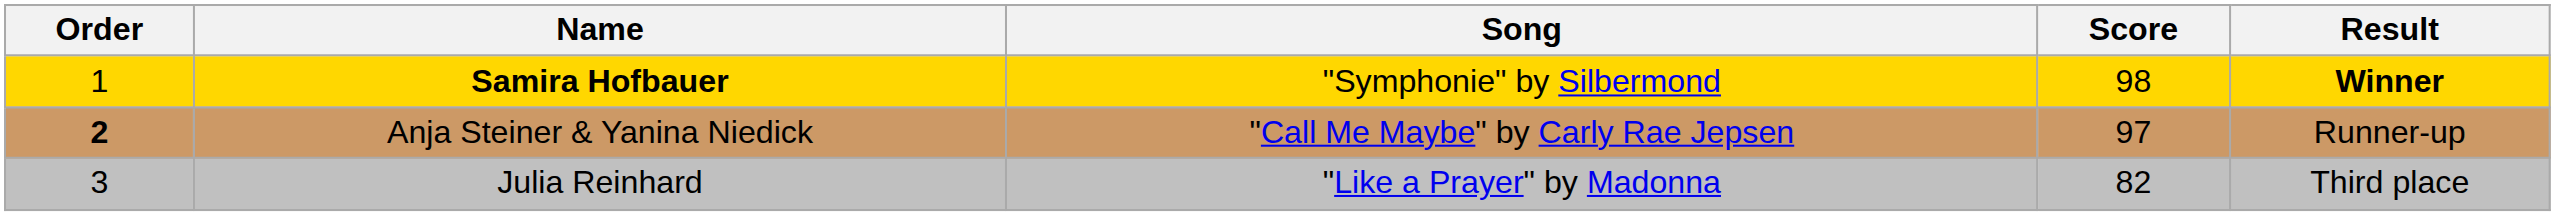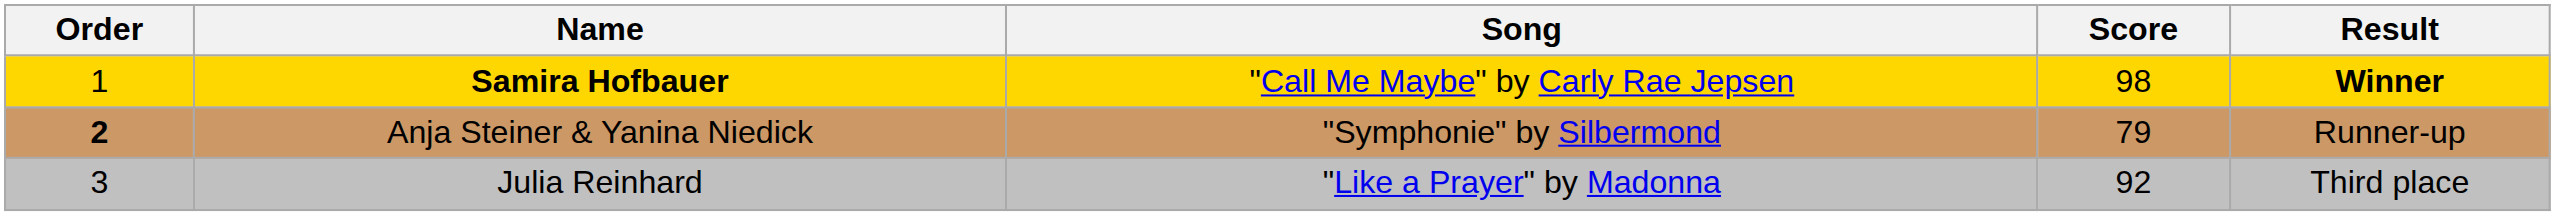(1522, 81) "Symphonie" by Silbermond -> (1522, 81) "Call Me Maybe" by Carly Rae Jepsen
(1522, 132) "Call Me Maybe" by Carly Rae Jepsen -> (1522, 132) "Symphonie" by Silbermond
(2133, 132) 97 -> (2133, 132) 79
(2133, 183) 82 -> (2133, 183) 92
